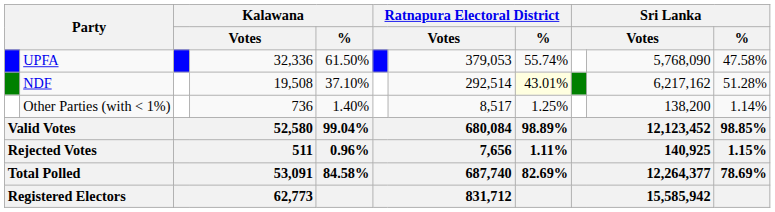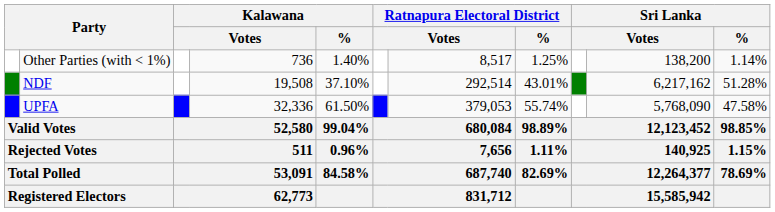rows swapped: (41, 60) <-> (97, 106)
(546, 83) lightyellow background -> (546, 83) no background
